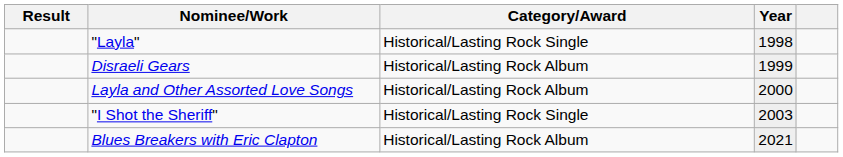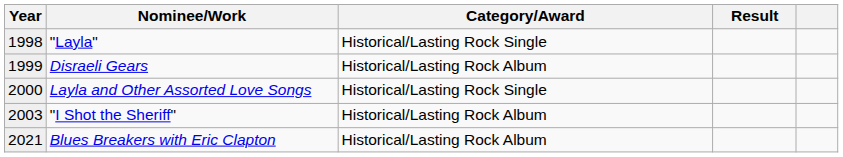columns swapped: (776, 16) <-> (46, 16)
(486, 90) Historical/Lasting Rock Album -> (444, 90) Historical/Lasting Rock Single
(486, 115) Historical/Lasting Rock Single -> (444, 115) Historical/Lasting Rock Album
